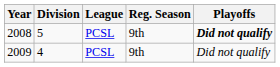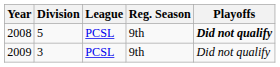(40, 52) 4 -> (40, 52) 3
